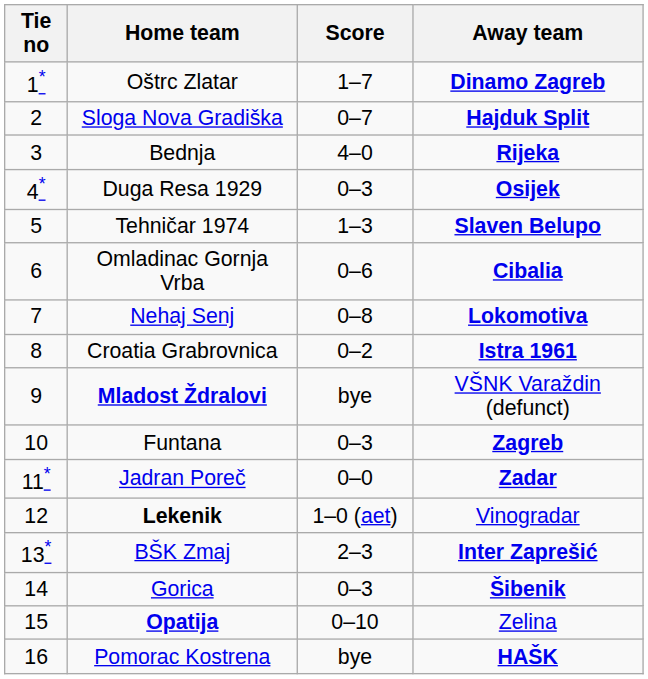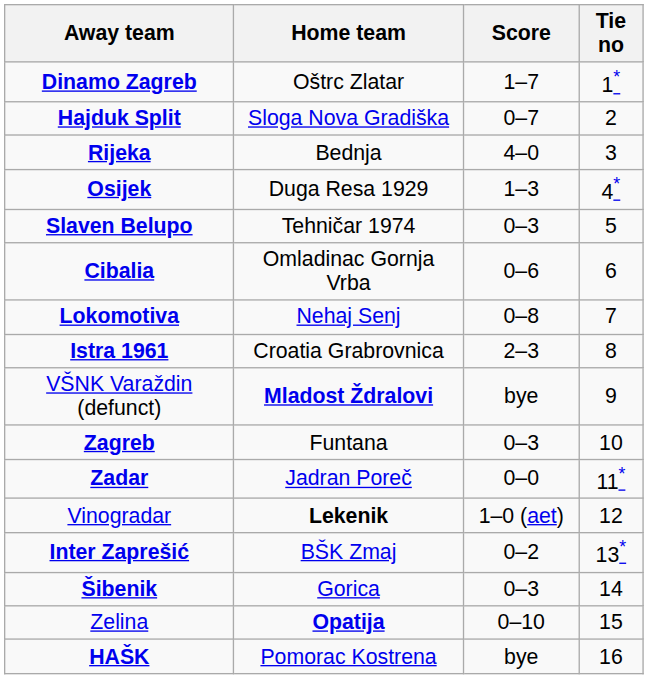columns swapped: (36, 33) <-> (528, 33)
(355, 188) 0–3 -> (521, 188) 1–3
(355, 225) 1–3 -> (521, 225) 0–3
(355, 350) 0–2 -> (521, 350) 2–3
(355, 552) 2–3 -> (521, 552) 0–2
